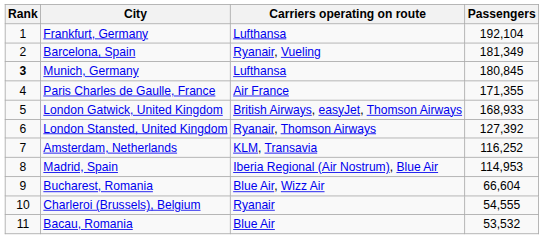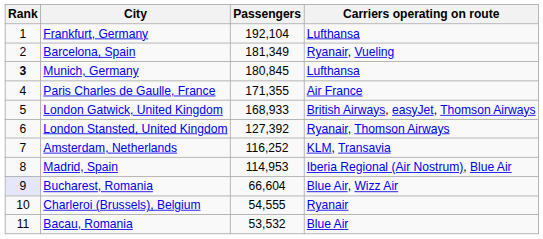columns swapped: (502, 14) <-> (348, 14)
(23, 186) no background -> (23, 186) lavender background
